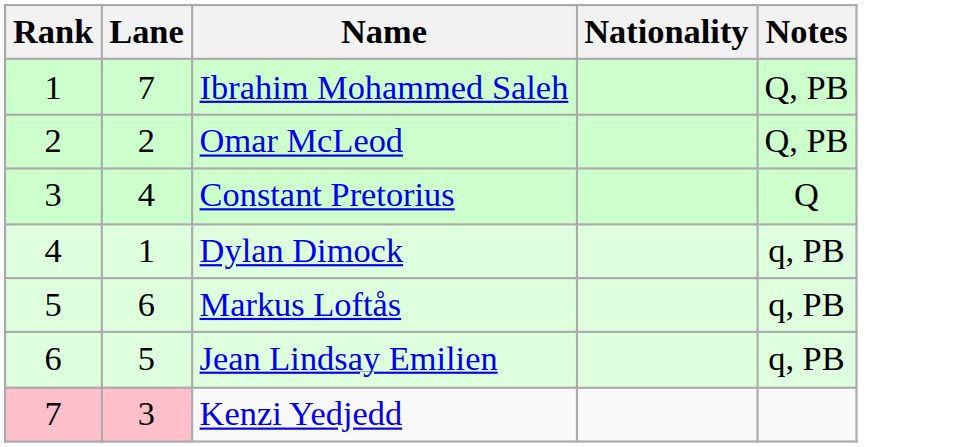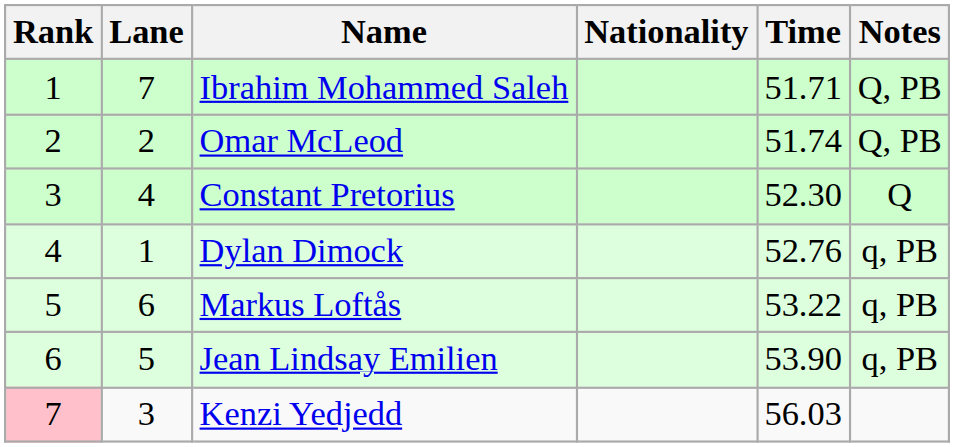+ column: (803, 31)
(146, 413) pink background -> (146, 413) no background
